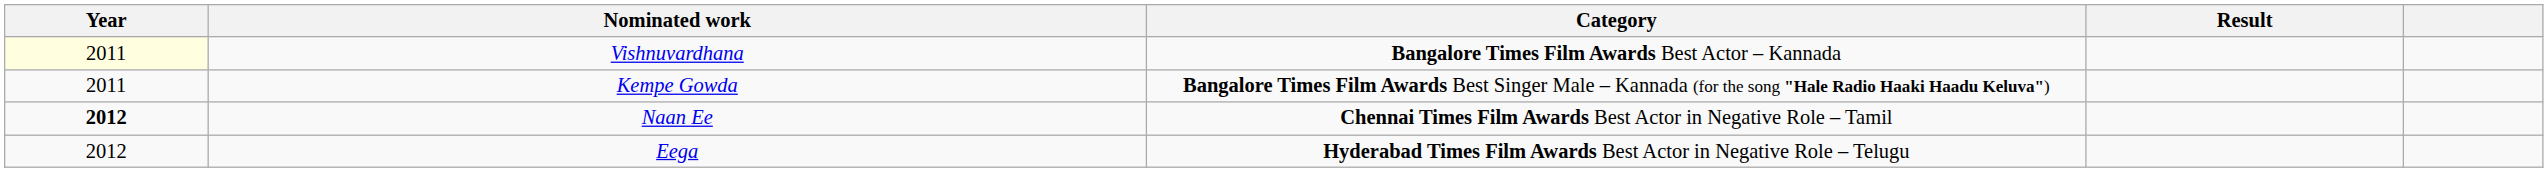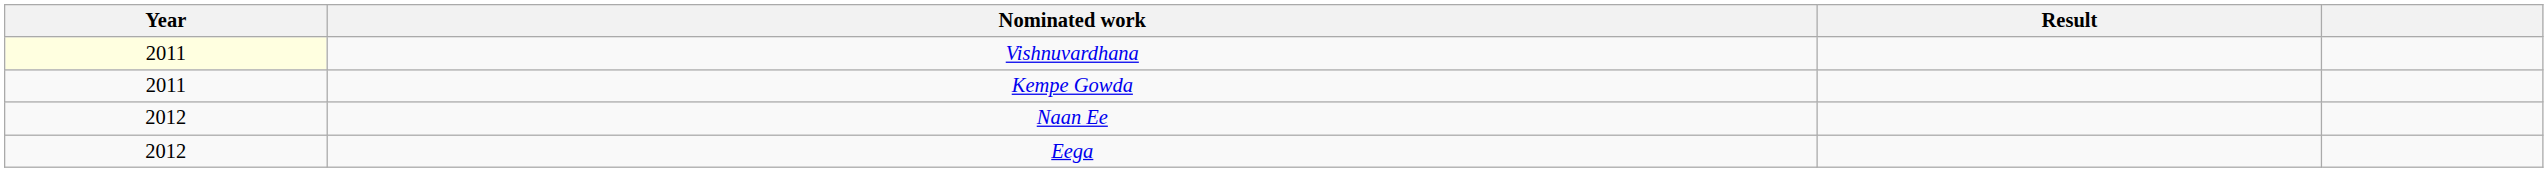- column: (1616, 20)
(106, 118) bold -> (166, 118) normal
